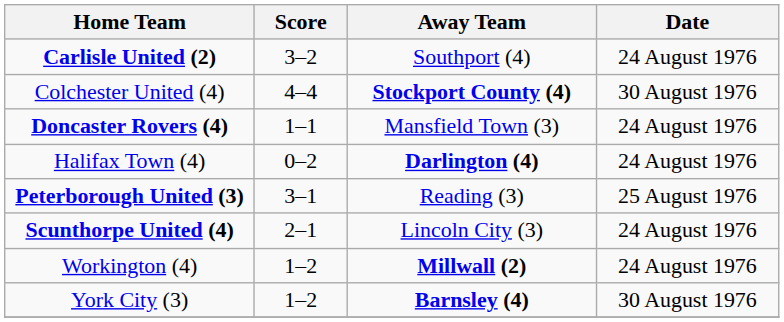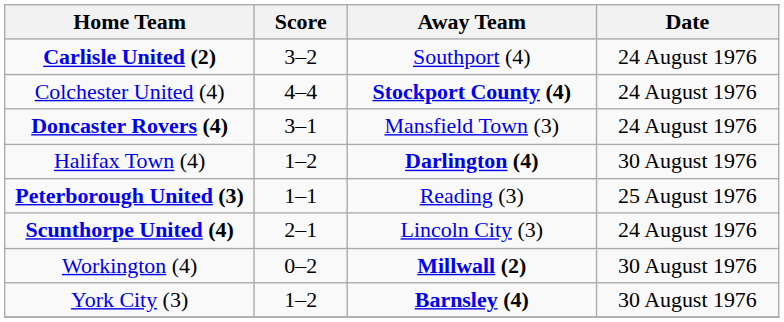(687, 91) 30 August 1976 -> (687, 91) 24 August 1976
(301, 126) 1–1 -> (301, 126) 3–1
(301, 160) 0–2 -> (301, 160) 1–2
(687, 160) 24 August 1976 -> (687, 160) 30 August 1976
(301, 195) 3–1 -> (301, 195) 1–1
(301, 265) 1–2 -> (301, 265) 0–2
(687, 265) 24 August 1976 -> (687, 265) 30 August 1976
